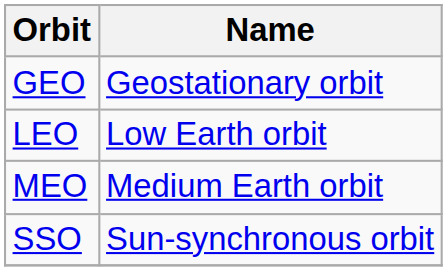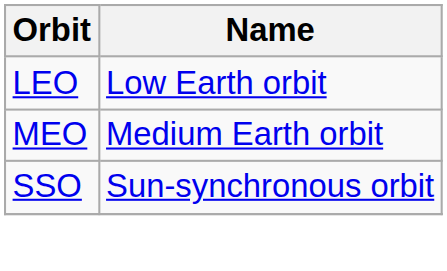- row: (49, 82)
